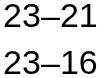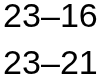rows swapped: (50, 62) <-> (50, 15)
